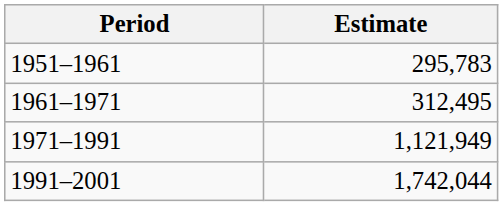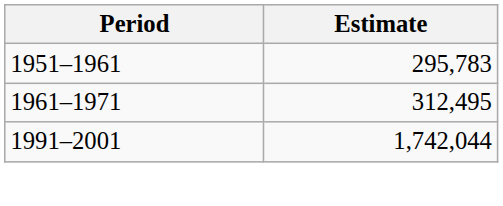- row: (66, 141)
